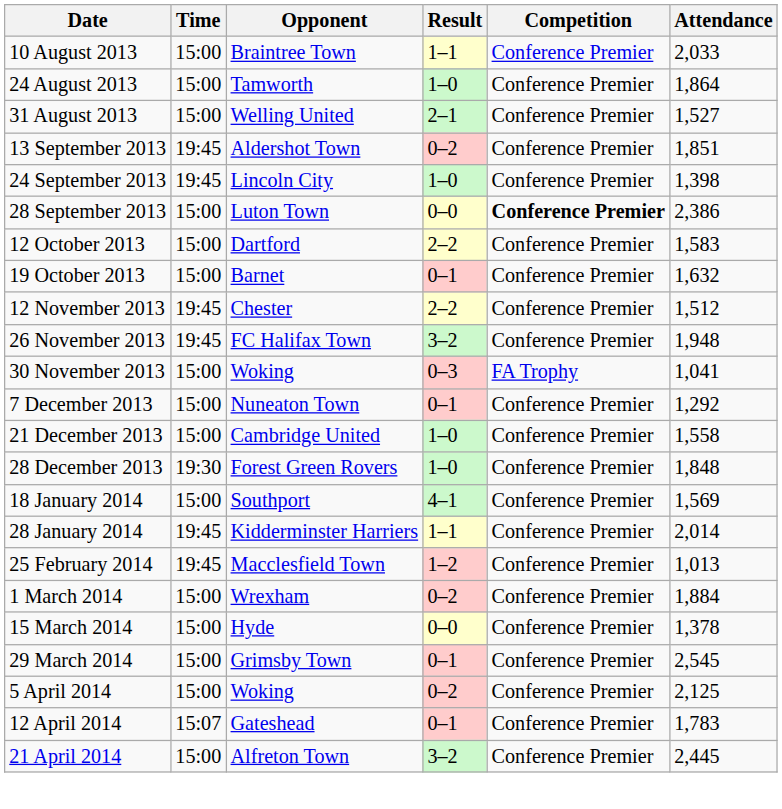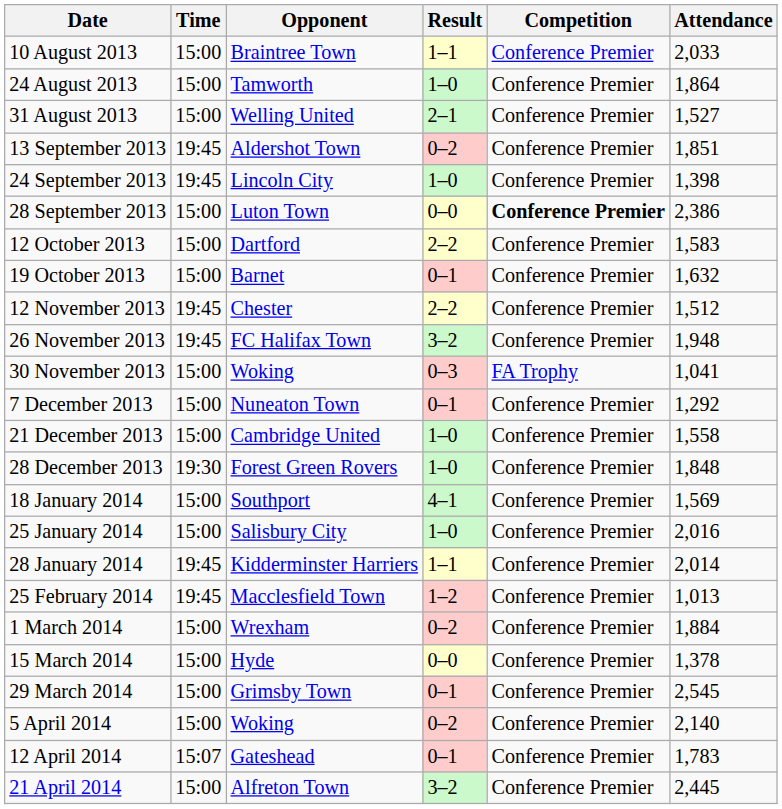+ row: (76, 532)
(697, 691) 2,125 -> (697, 723) 2,140
